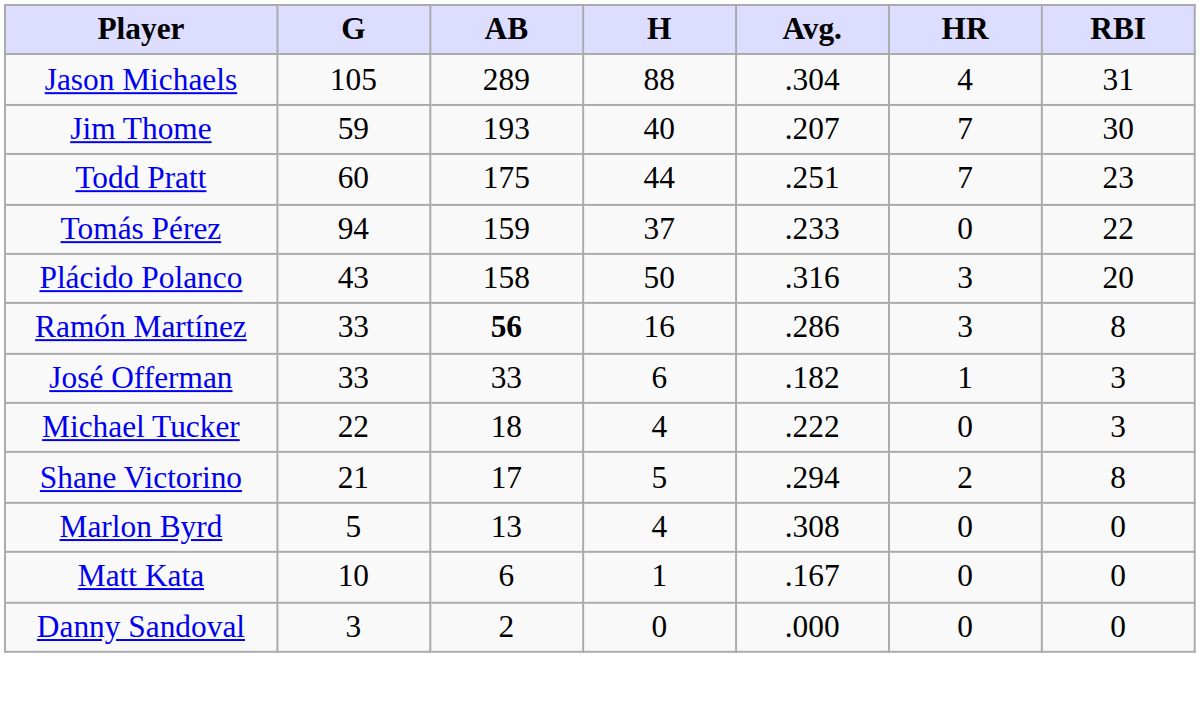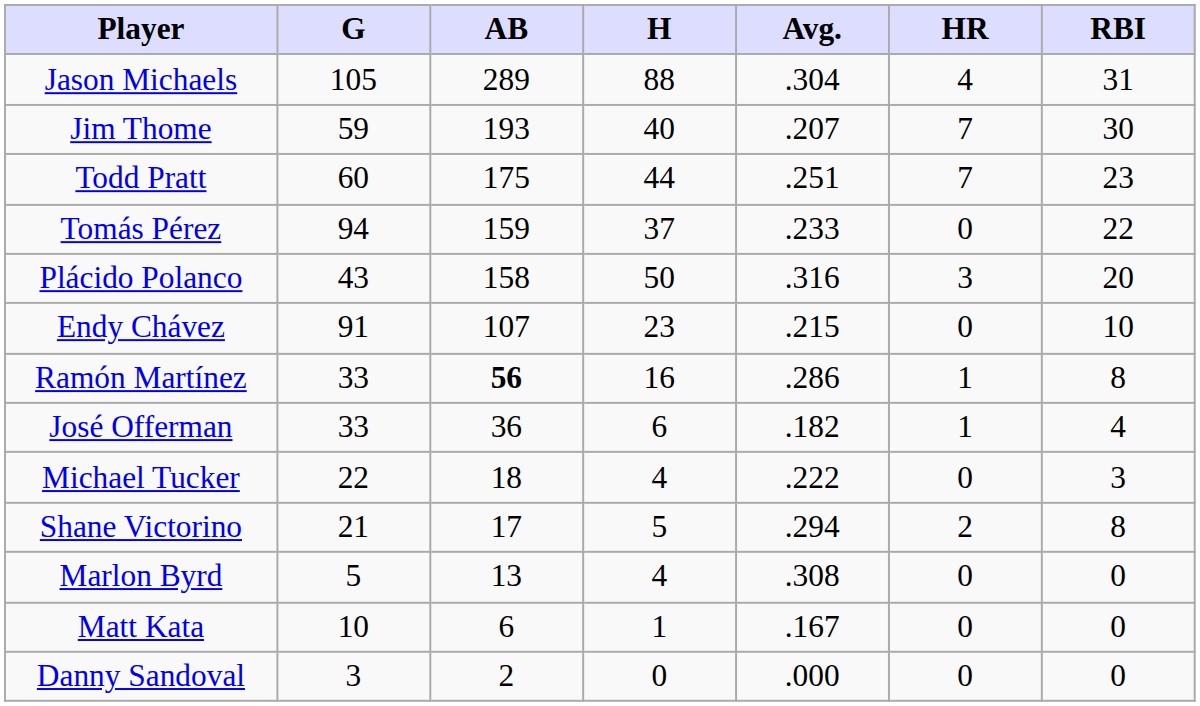+ row: (141, 327)
(965, 327) 3 -> (965, 377) 1
(506, 377) 33 -> (506, 427) 36
(1118, 377) 3 -> (1118, 427) 4
